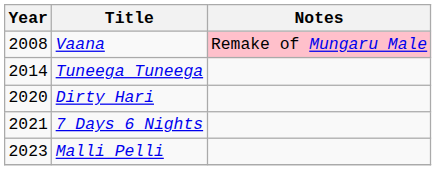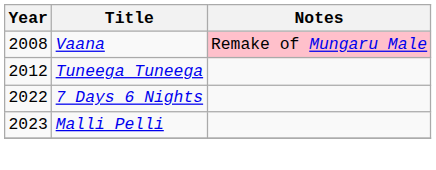(28, 71) 2014 -> (28, 71) 2012
- row: (105, 98)
(28, 125) 2021 -> (28, 98) 2022
